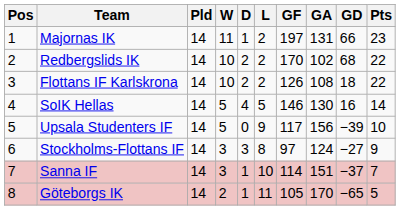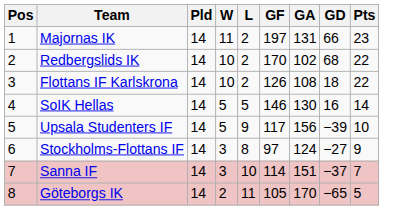- column: (246, 15)
